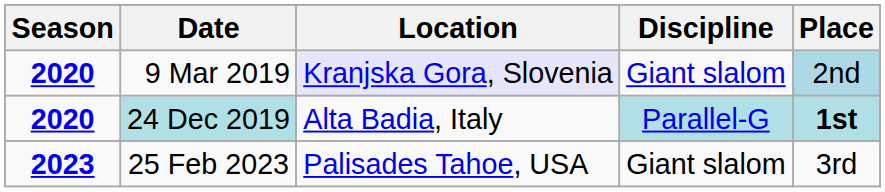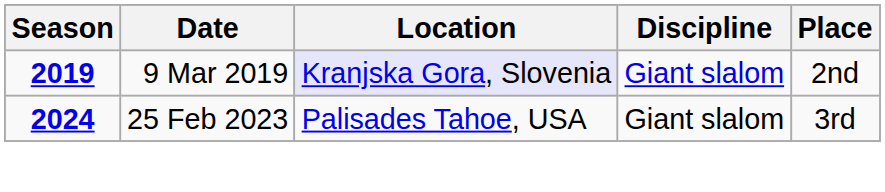(63, 73) 2020 -> (63, 73) 2019
(837, 73) lightblue background -> (835, 73) no background
- row: (208, 119)
(63, 164) 2023 -> (63, 119) 2024
